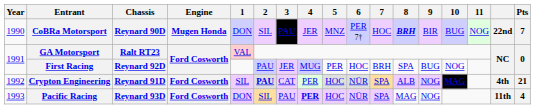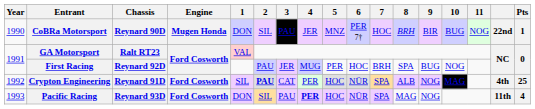(406, 31) bold -> (406, 31) normal
(522, 31) 7 -> (522, 31) 1
(522, 81) 21 -> (522, 81) 25
